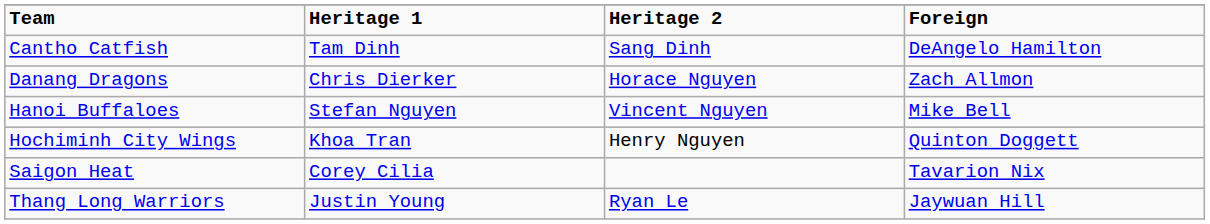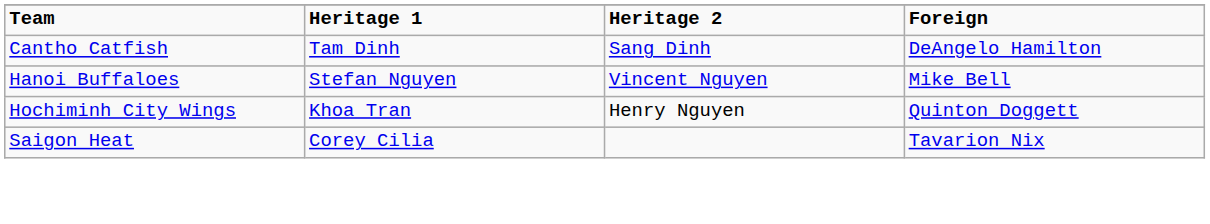- row: (89, 81)
- row: (117, 203)
